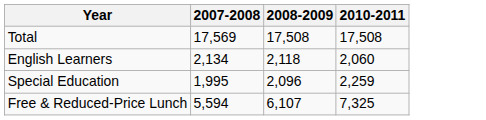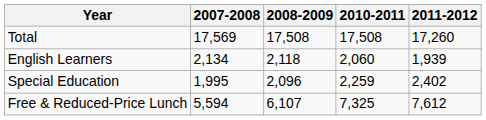+ column: (445, 15)
